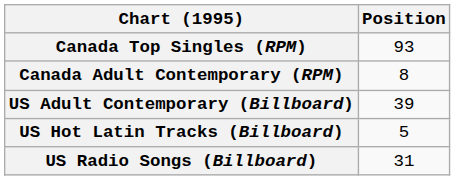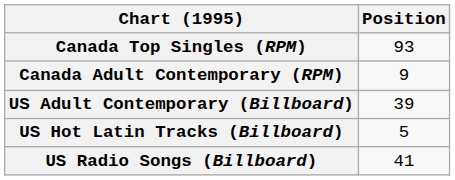(404, 76) 8 -> (404, 76) 9
(404, 161) 31 -> (404, 161) 41
